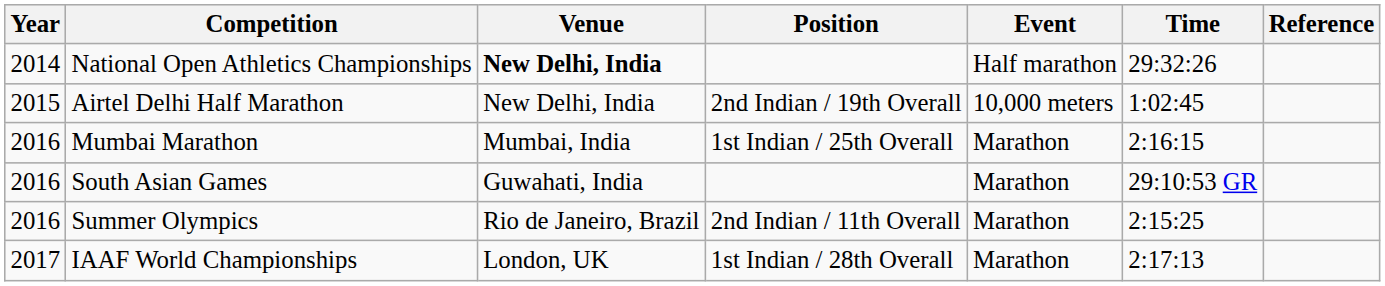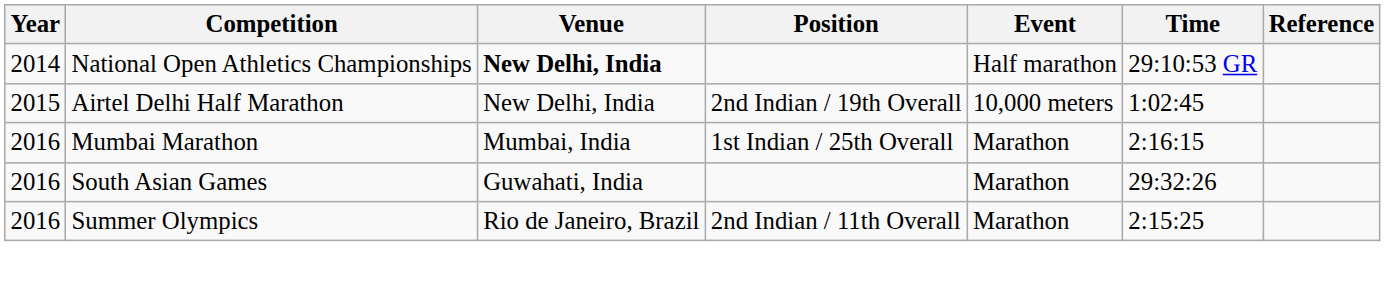(1172, 63) 29:32:26 -> (1193, 63) 29:10:53 GR
(1193, 181) 29:10:53 GR -> (1172, 181) 29:32:26
- row: (214, 260)
